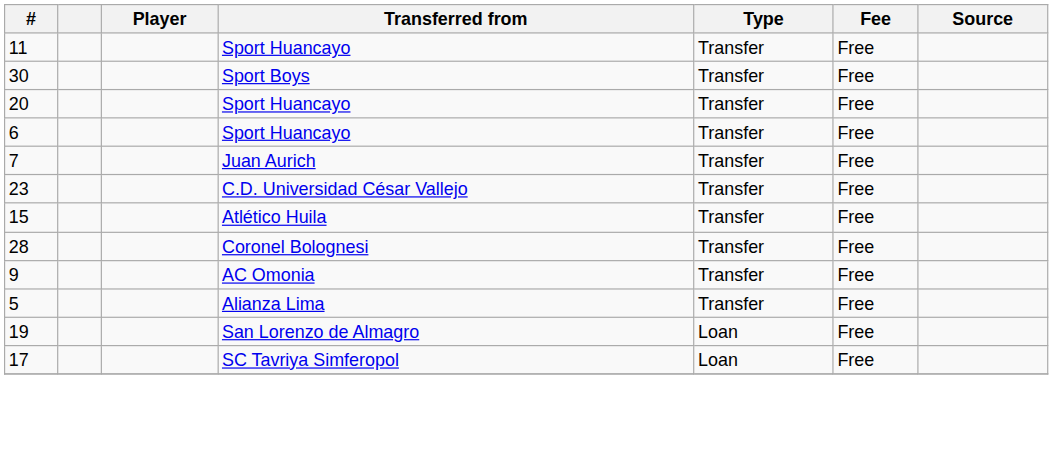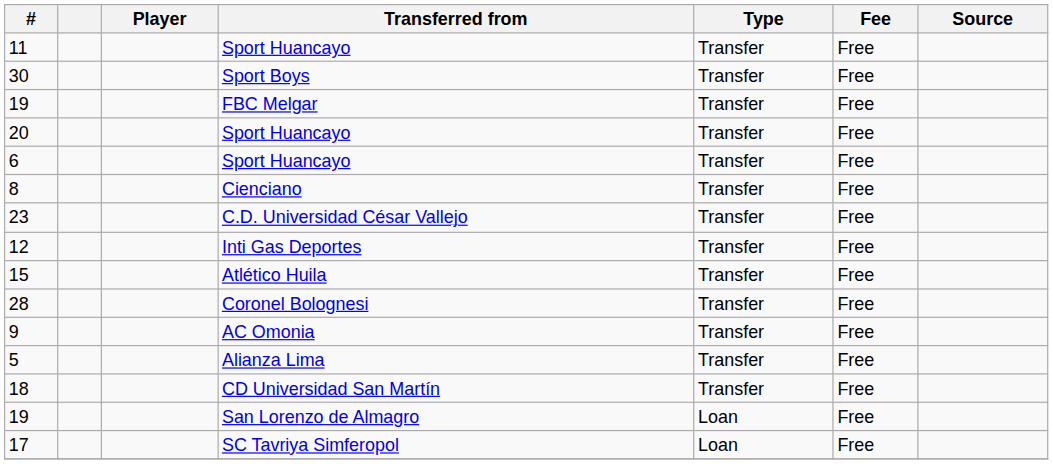+ row: (19, 104)
+ row: (14, 189)
- row: (14, 161)
+ row: (19, 246)
+ row: (19, 388)
